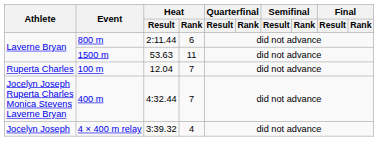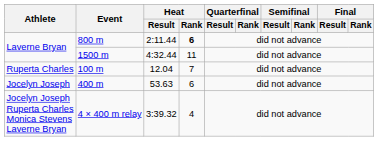(192, 40) normal -> (192, 40) bold
(161, 55) 53.63 -> (161, 55) 4:32.44
(40, 99) Jocelyn Joseph Ruperta Charles Monica Stevens Laverne Bryan -> (38, 84) Jocelyn Joseph
(161, 99) 4:32.44 -> (161, 84) 53.63
(192, 99) 7 -> (192, 84) 6
(38, 129) Jocelyn Joseph -> (40, 114) Jocelyn Joseph Ruperta Charles Monica Stevens Laverne Bryan
